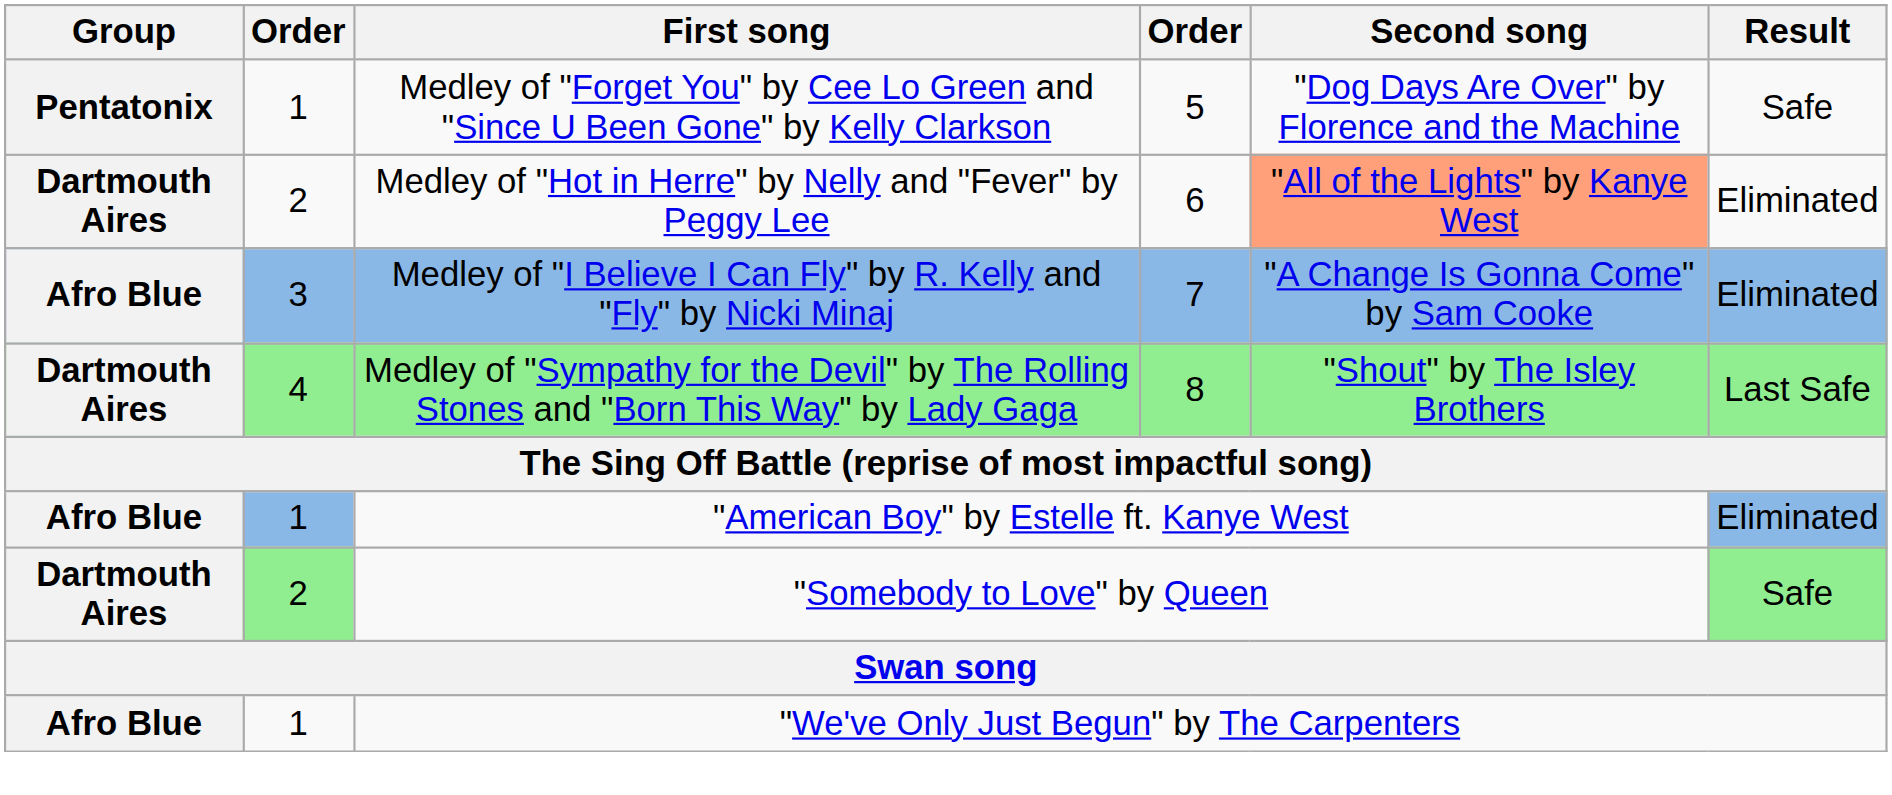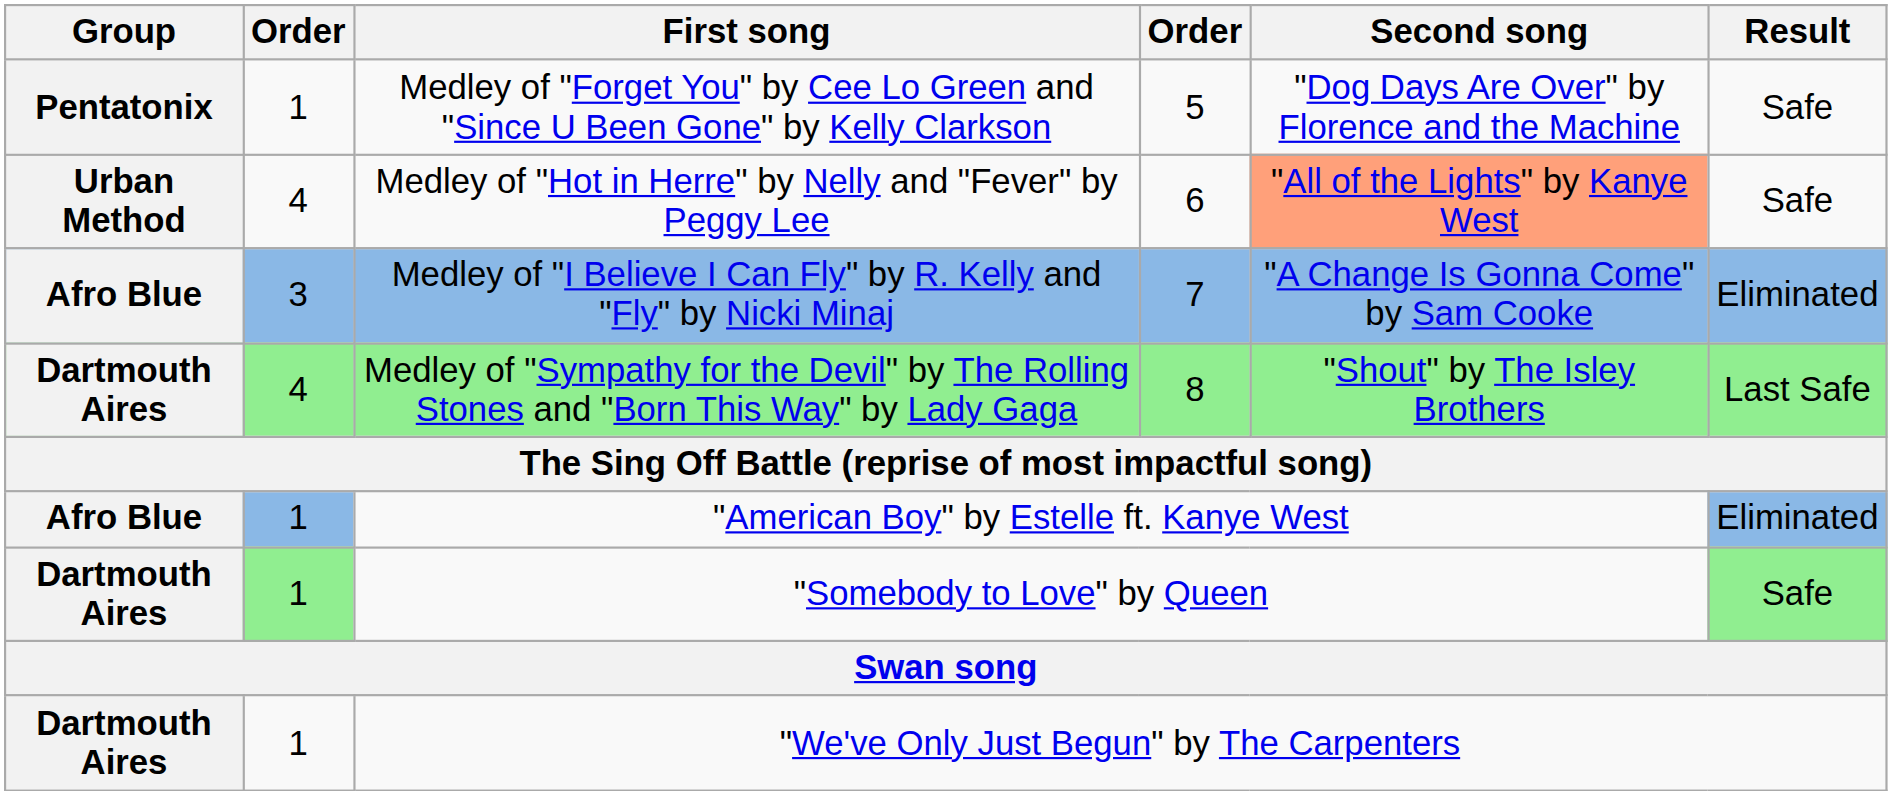(124, 200) Dartmouth Aires -> (124, 200) Urban Method
(298, 200) 2 -> (298, 200) 4
(1797, 200) Eliminated -> (1797, 200) Safe
(298, 593) 2 -> (298, 593) 1
(124, 722) Afro Blue -> (124, 742) Dartmouth Aires
